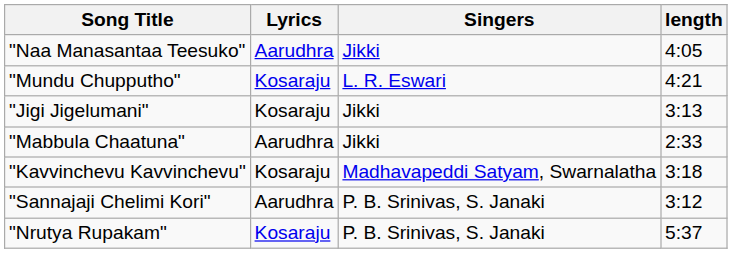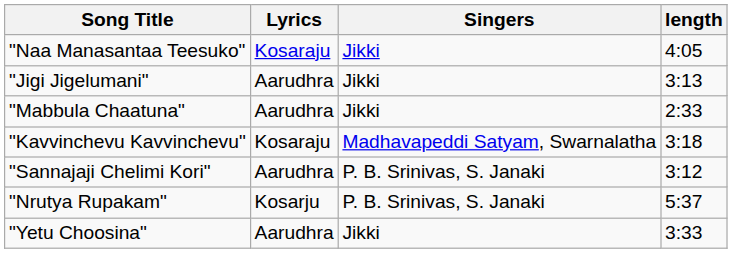(294, 50) Aarudhra -> (292, 50) Kosaraju
- row: (95, 80)
(292, 111) Kosaraju -> (294, 80) Aarudhra
(292, 232) Kosaraju -> (287, 202) Kosarju
+ row: (78, 232)
